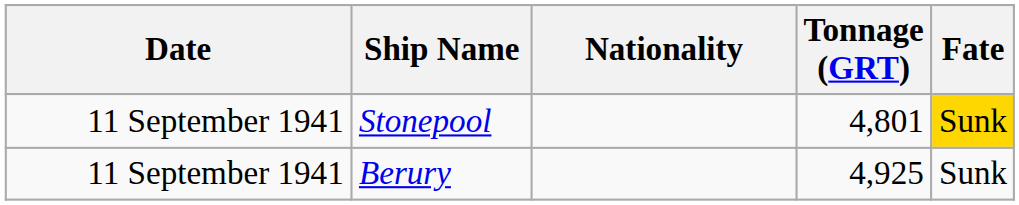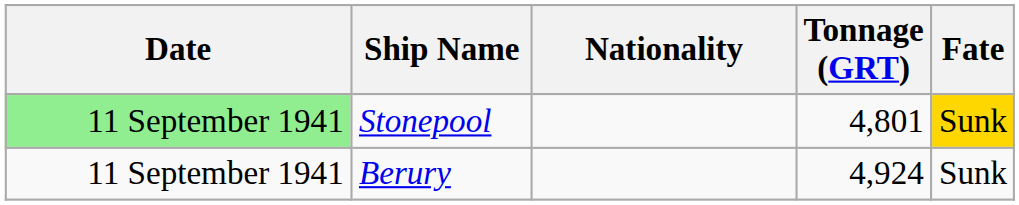(216, 120) no background -> (216, 120) lightgreen background
(887, 173) 4,925 -> (887, 173) 4,924
